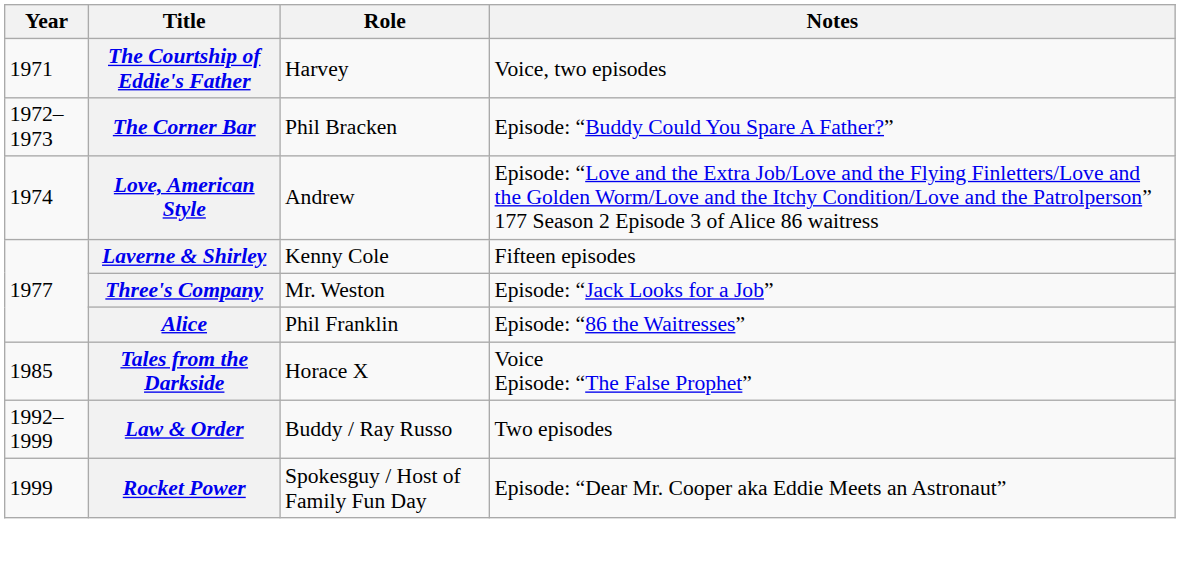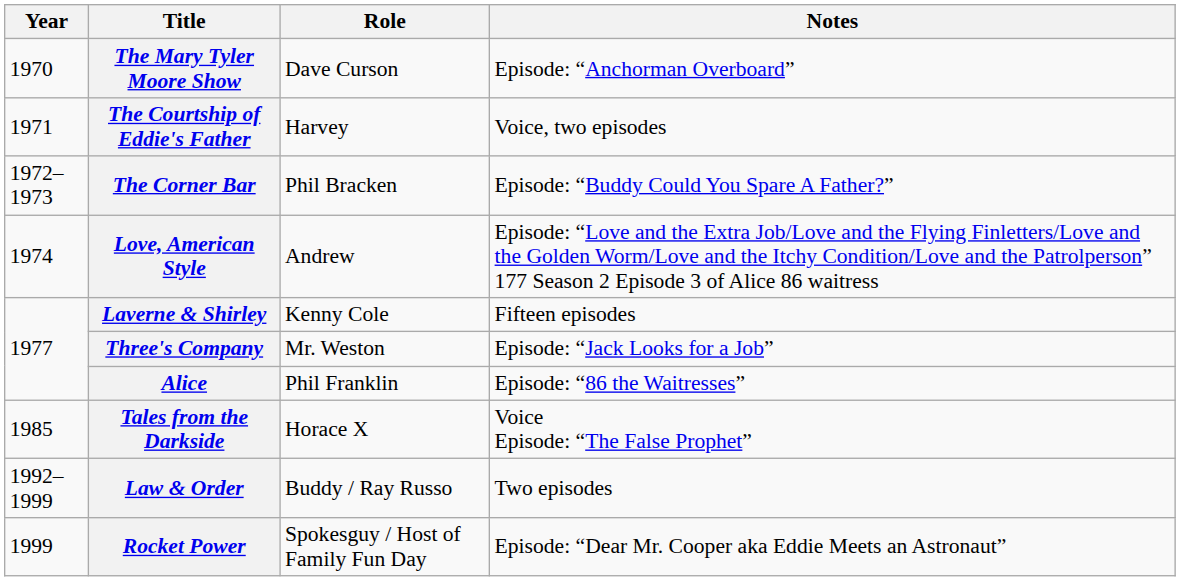+ row: (184, 68)
